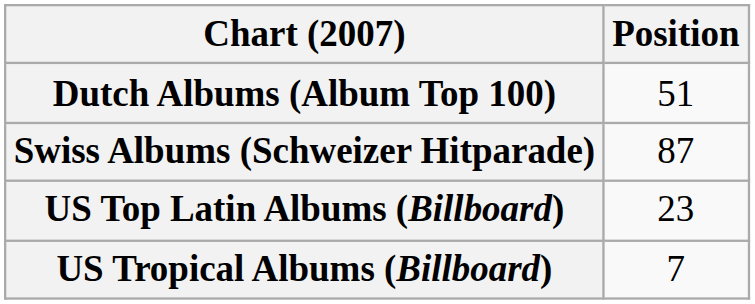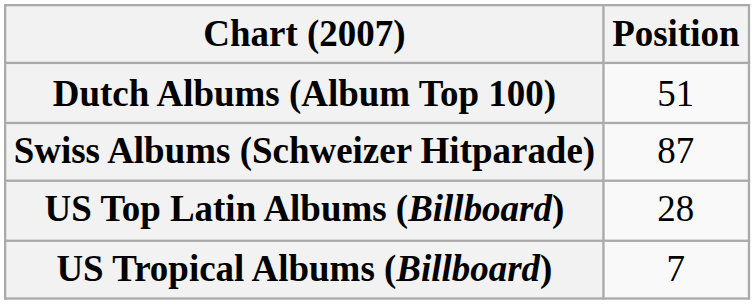(676, 209) 23 -> (676, 209) 28
